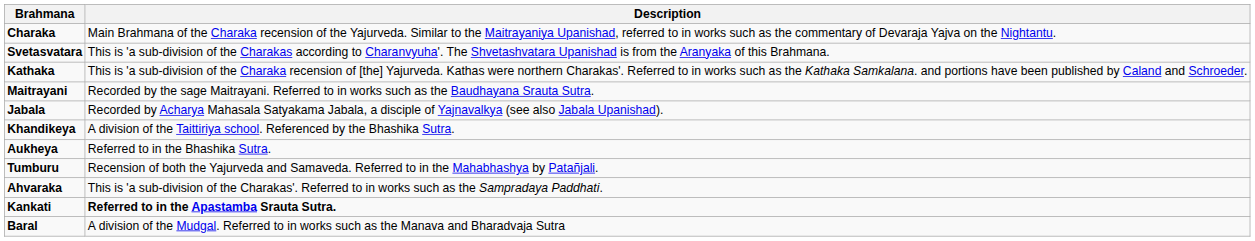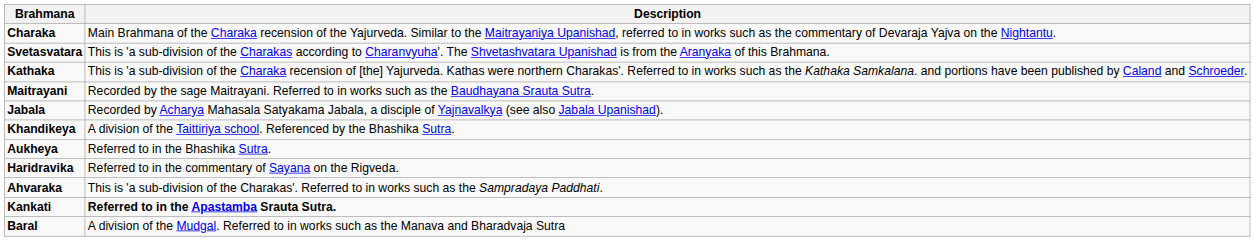+ row: (40, 168)
- row: (33, 168)
